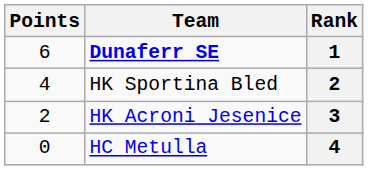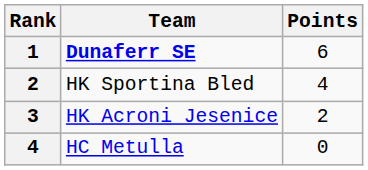columns swapped: (334, 21) <-> (45, 21)
